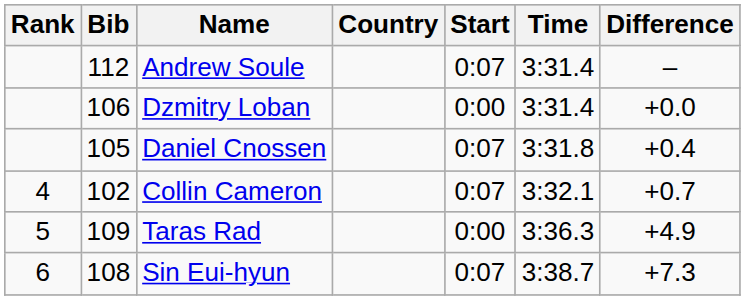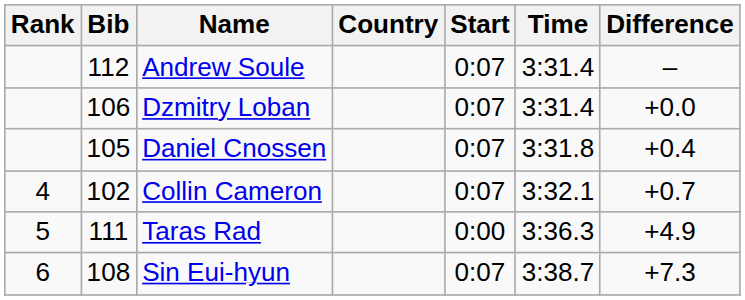(480, 107) 0:00 -> (480, 107) 0:07
(108, 231) 109 -> (108, 231) 111
